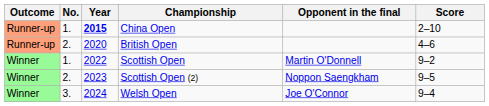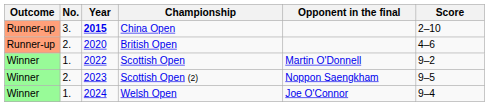(67, 28) 1. -> (67, 28) 3.
(67, 93) 3. -> (67, 93) 1.
